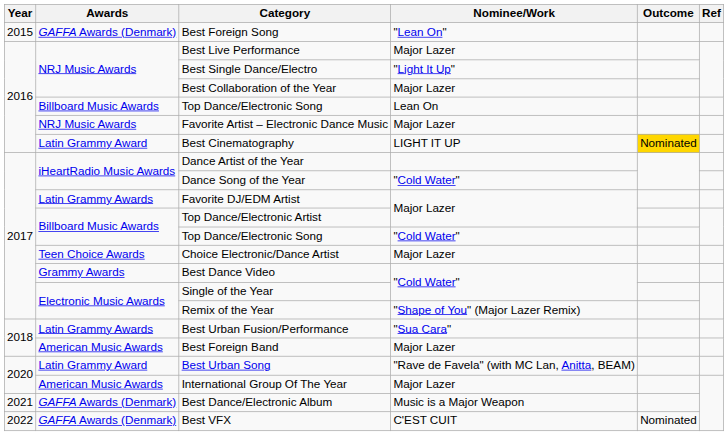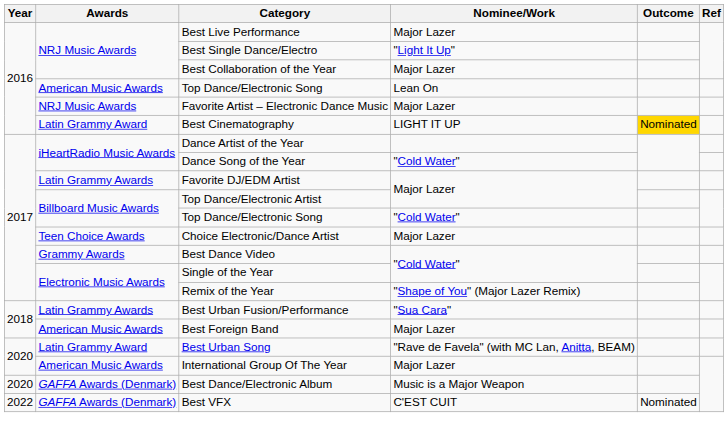- row: (230, 32)
(99, 106) Billboard Music Awards -> (101, 87) American Music Awards
(20, 402) 2021 -> (20, 384) 2020
